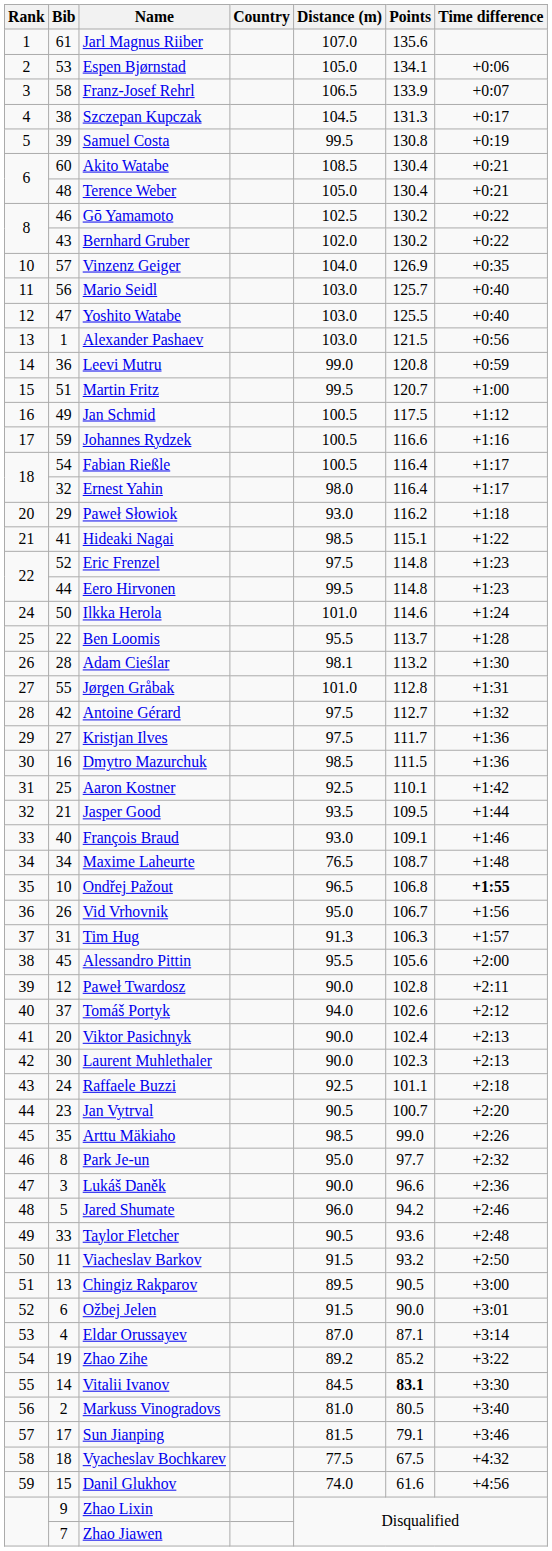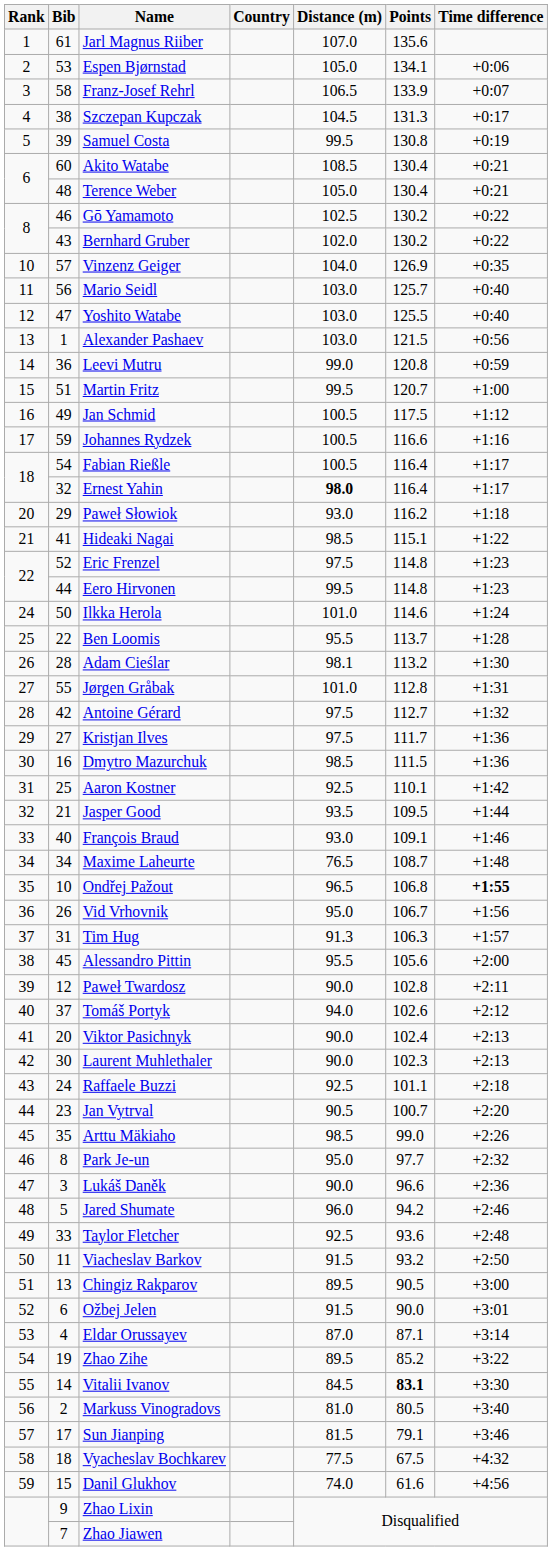(339, 489) normal -> (339, 489) bold
(339, 1235) 90.5 -> (339, 1235) 92.5
(339, 1359) 89.2 -> (339, 1359) 89.5
